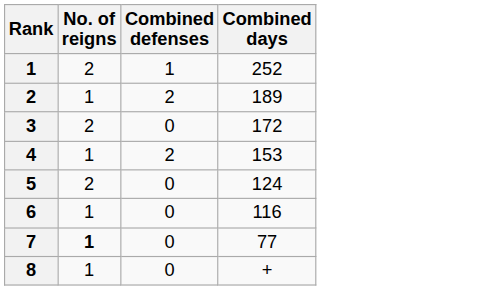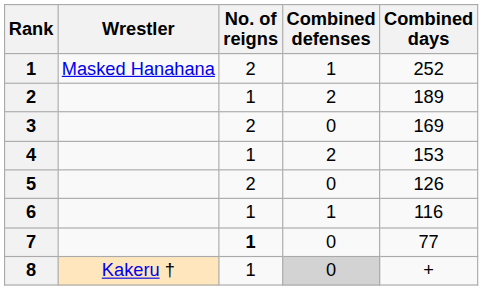+ column: (138, 29)
(267, 126) 172 -> (429, 126) 169
(267, 184) 124 -> (429, 184) 126
(170, 213) 0 -> (331, 213) 1
(170, 270) no background -> (331, 270) lightgrey background
